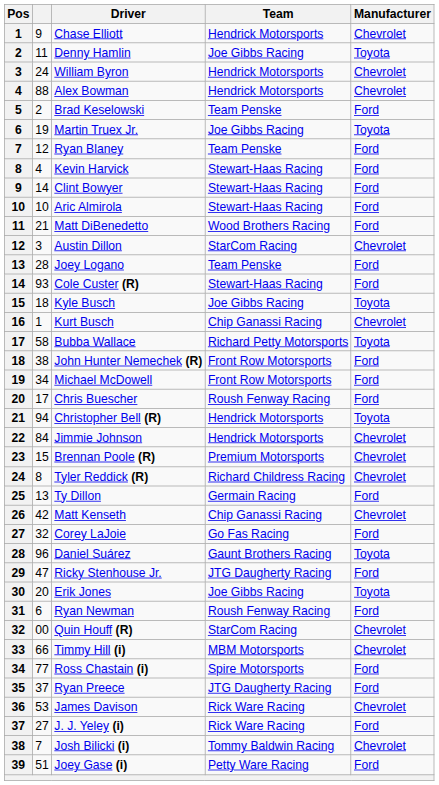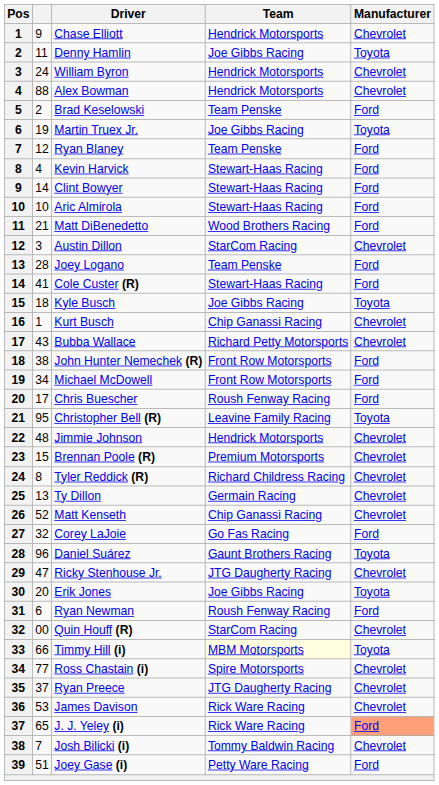(42, 284) 93 -> (42, 284) 41
(42, 341) 58 -> (42, 341) 43
(372, 341) Toyota -> (380, 341) Chevrolet
(42, 418) 94 -> (42, 418) 95
(266, 418) Hendrick Motorsports -> (269, 418) Leavine Family Racing
(42, 438) 84 -> (42, 438) 48
(366, 495) Ford -> (380, 495) Chevrolet
(42, 515) 42 -> (42, 515) 52
(366, 572) Ford -> (380, 572) Chevrolet
(256, 649) no background -> (256, 649) lightyellow background
(380, 649) Chevrolet -> (372, 649) Toyota
(366, 669) Ford -> (380, 669) Chevrolet
(366, 688) Ford -> (380, 688) Chevrolet
(42, 726) 27 -> (42, 726) 65
(366, 726) no background -> (366, 726) lightsalmon background
